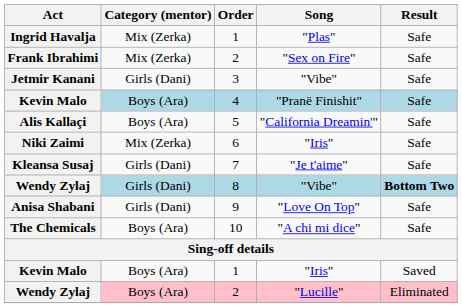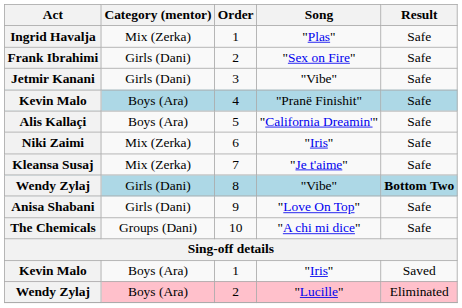(158, 57) Mix (Zerka) -> (158, 57) Girls (Dani)
(158, 164) Girls (Dani) -> (158, 164) Mix (Zerka)
(158, 228) Boys (Ara) -> (158, 228) Groups (Dani)
